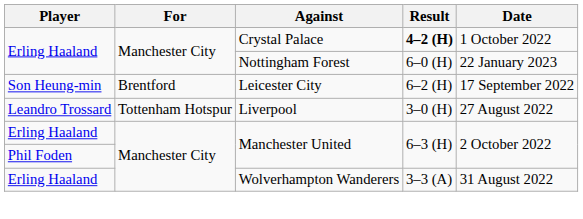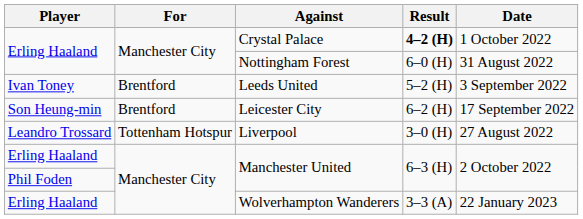(508, 62) 22 January 2023 -> (506, 62) 31 August 2022
+ row: (41, 86)
(506, 179) 31 August 2022 -> (508, 202) 22 January 2023
